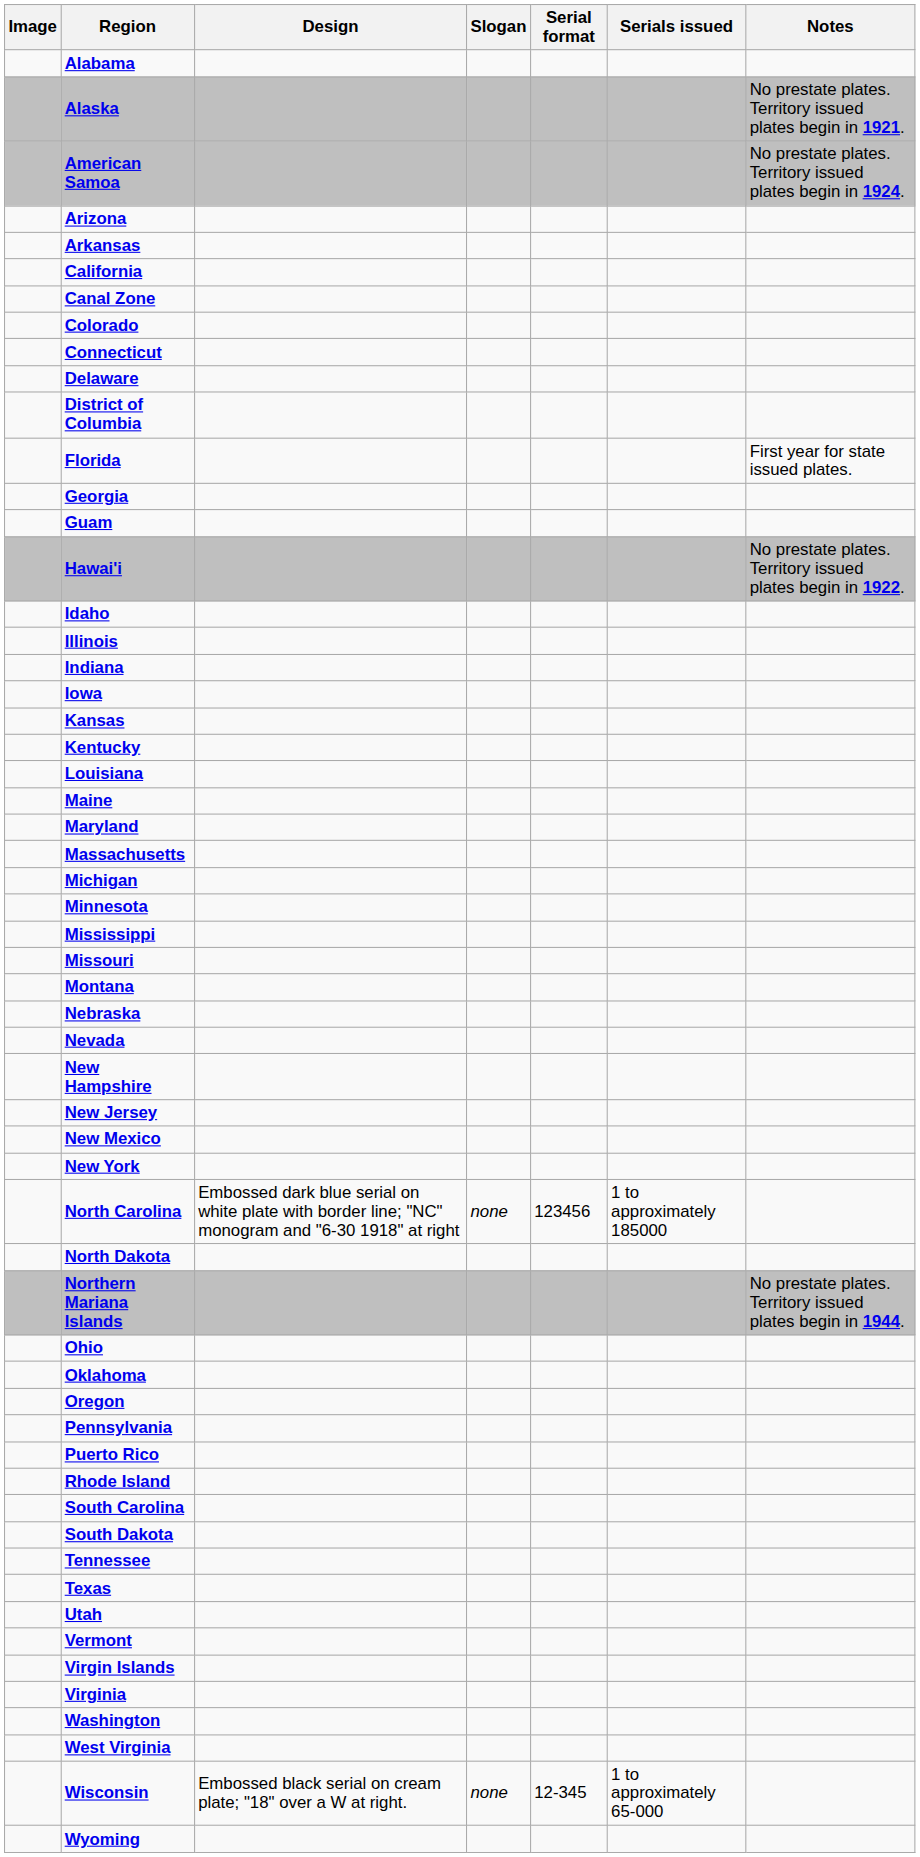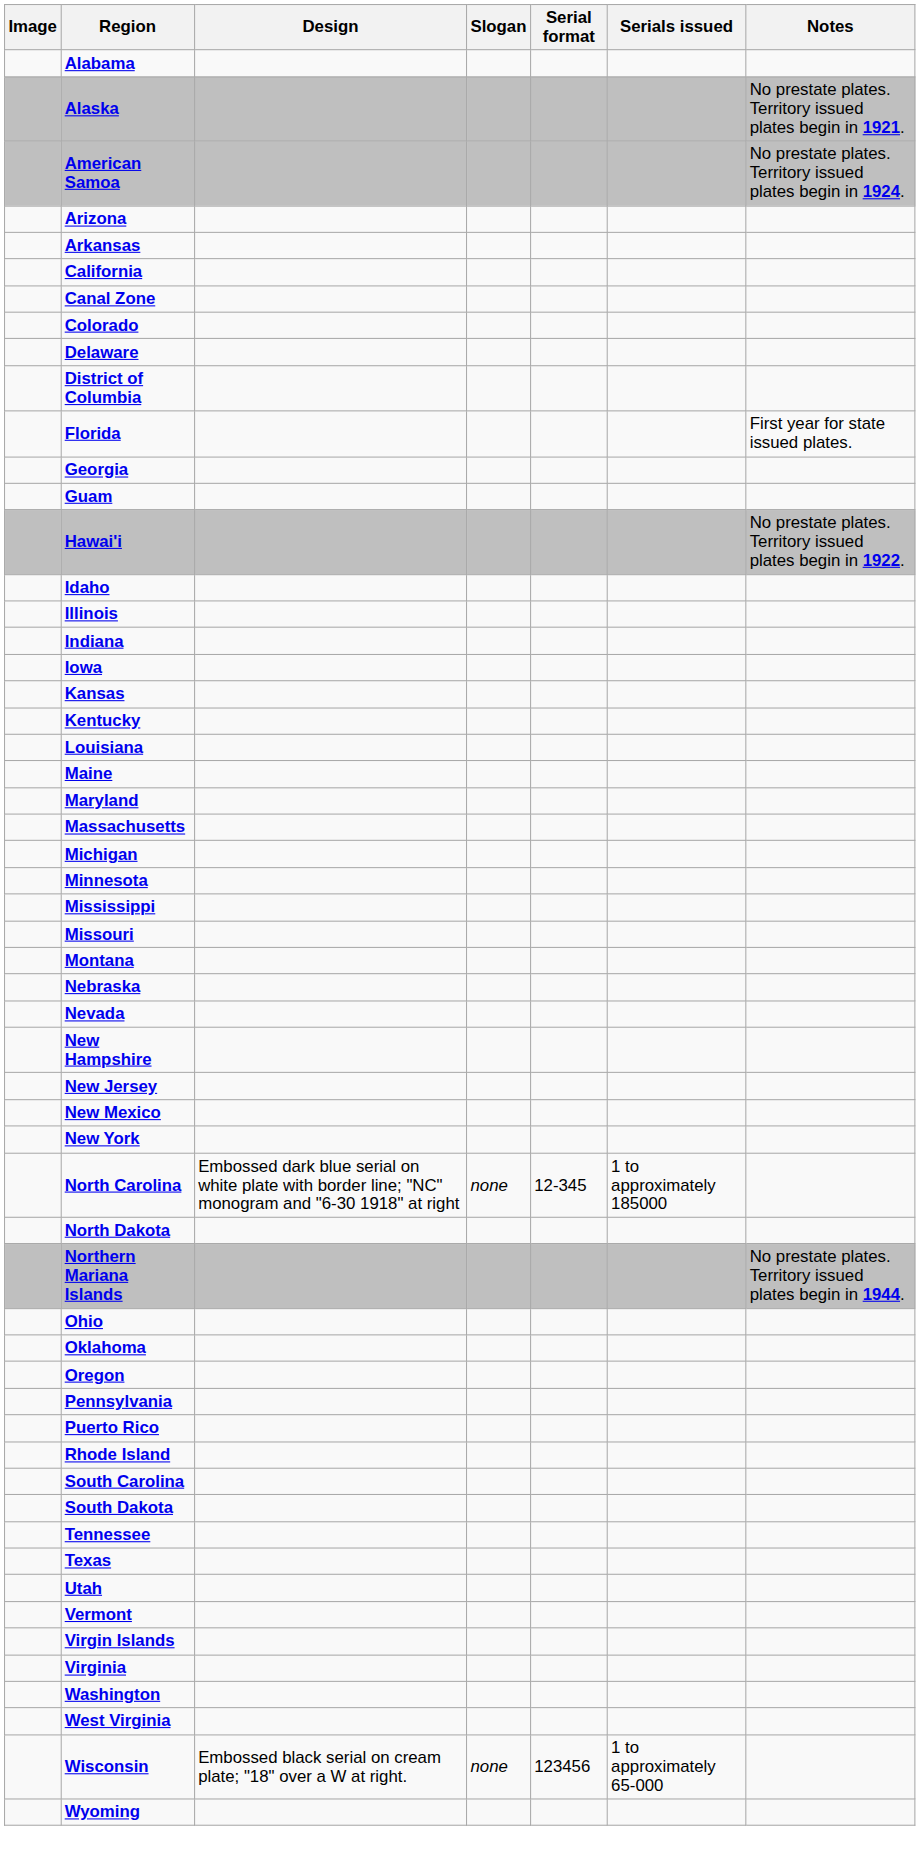- row: (113, 352)
(562, 1211) 123456 -> (560, 1184) 12-345
(560, 1793) 12-345 -> (562, 1766) 123456
